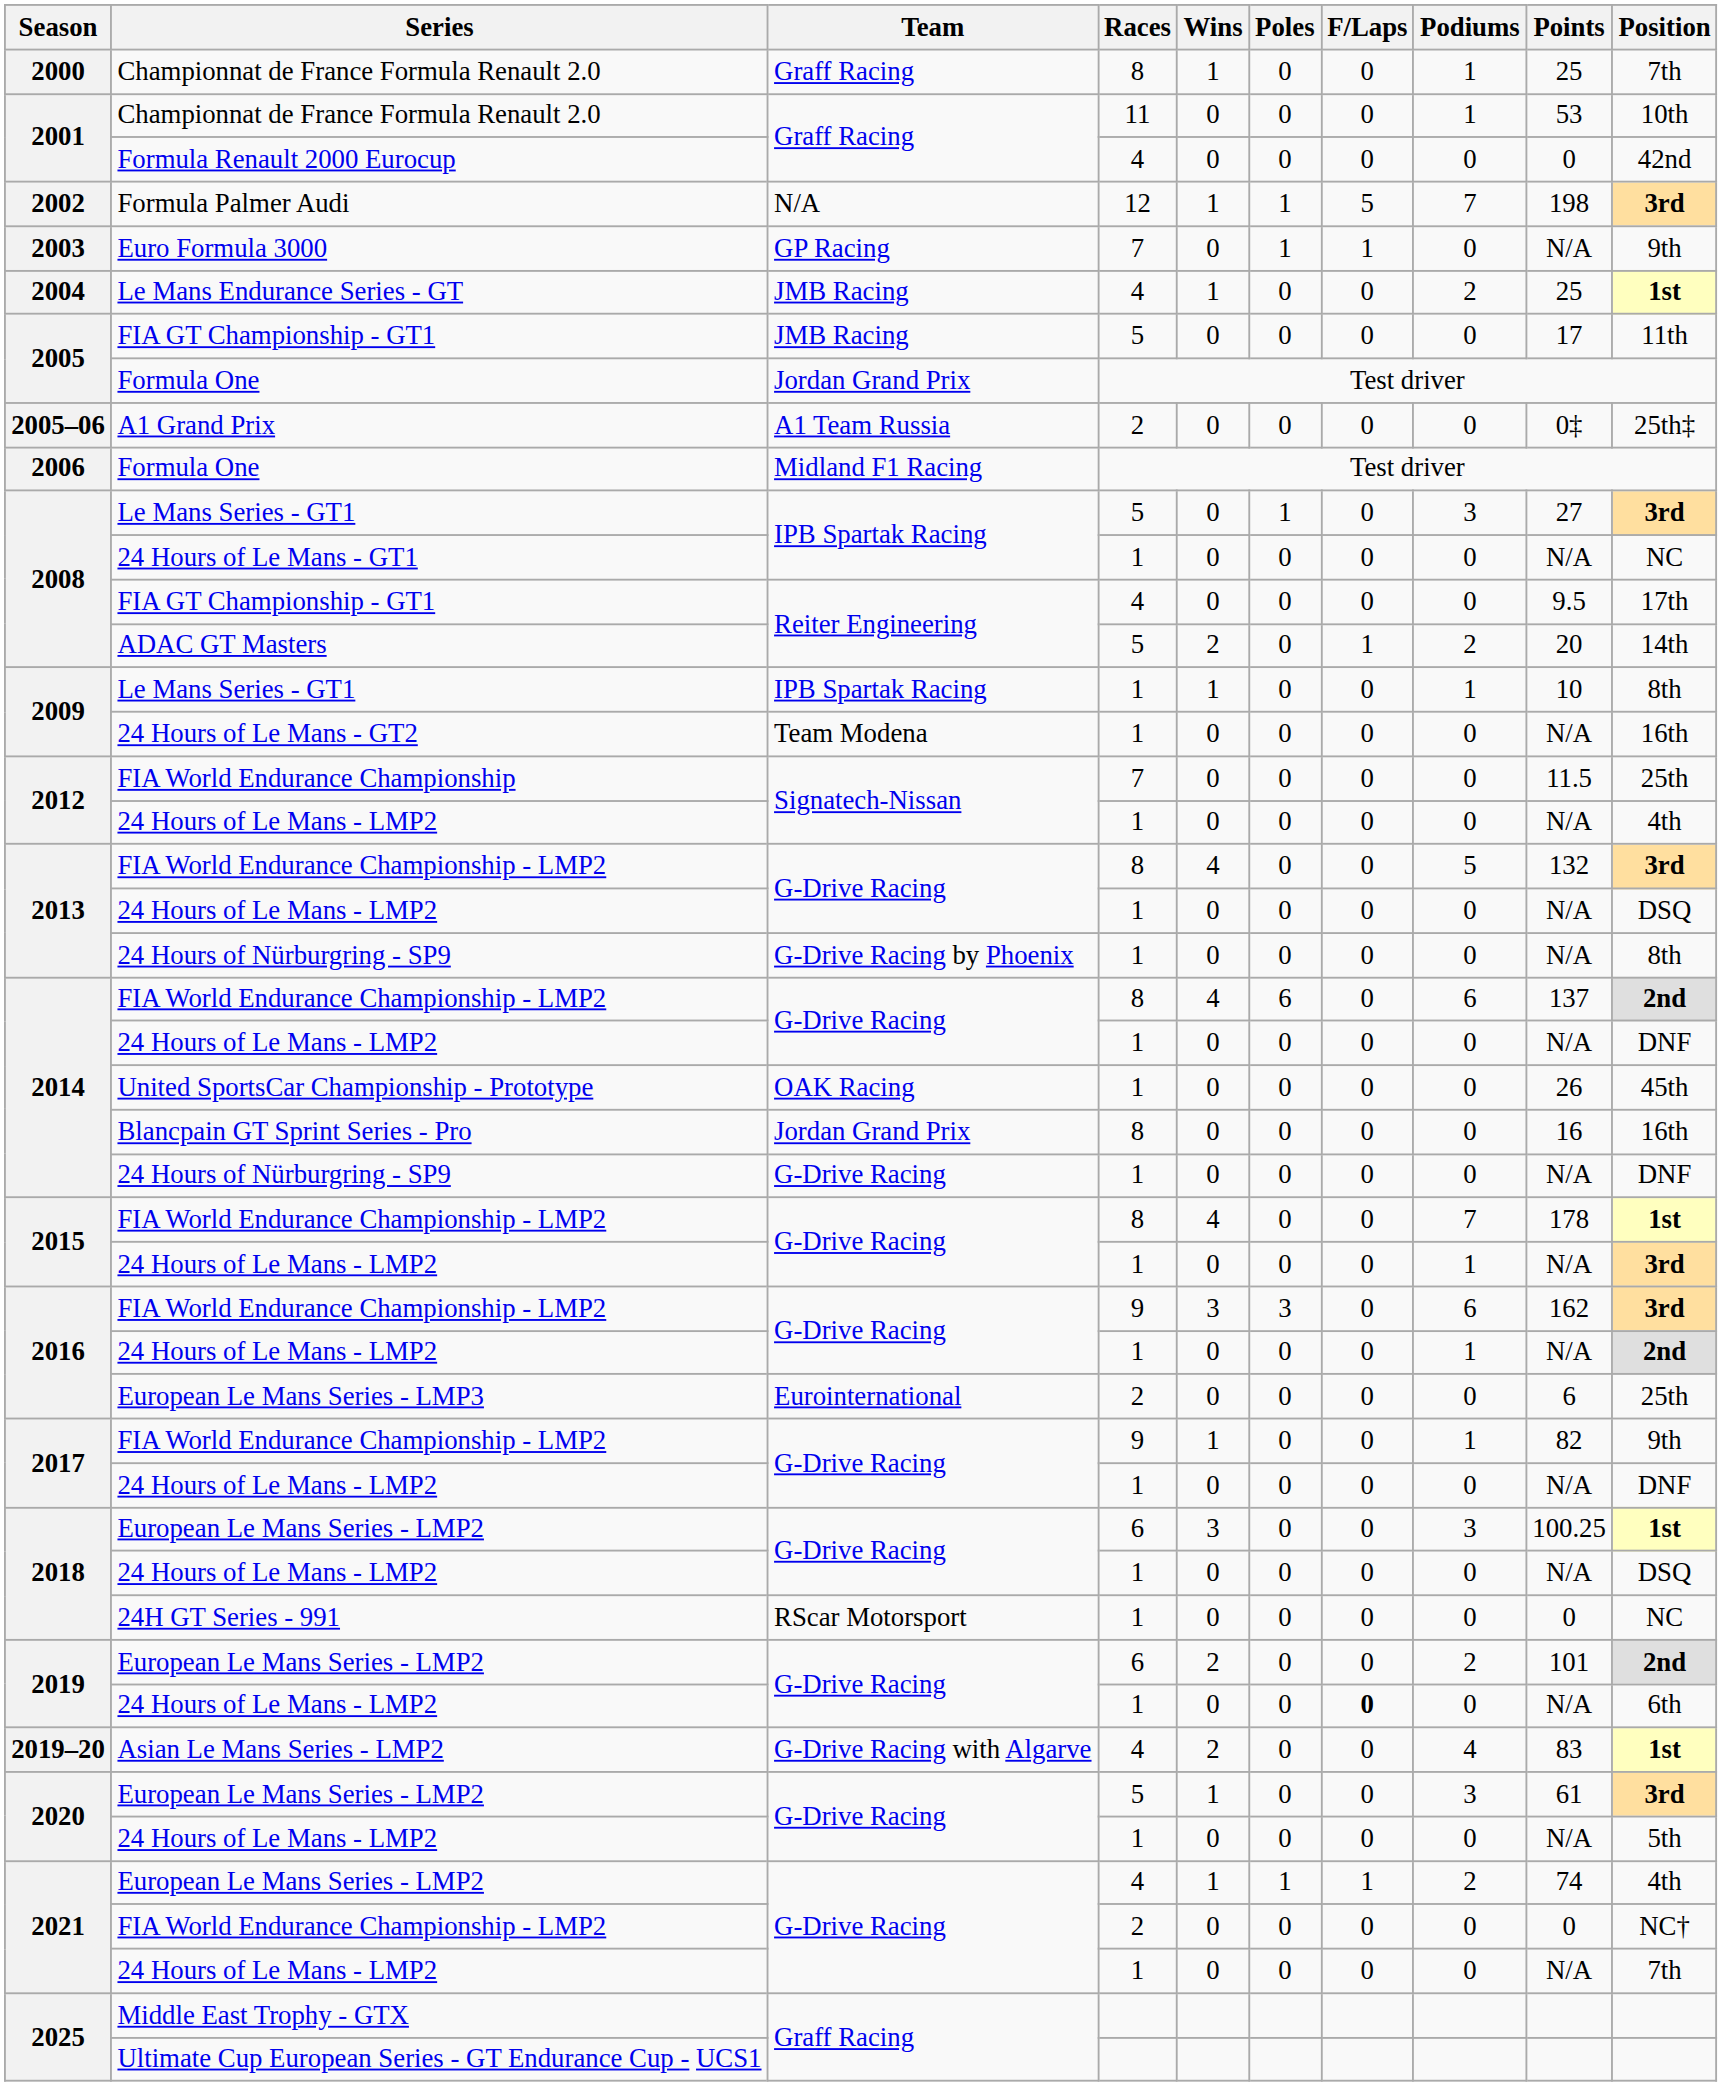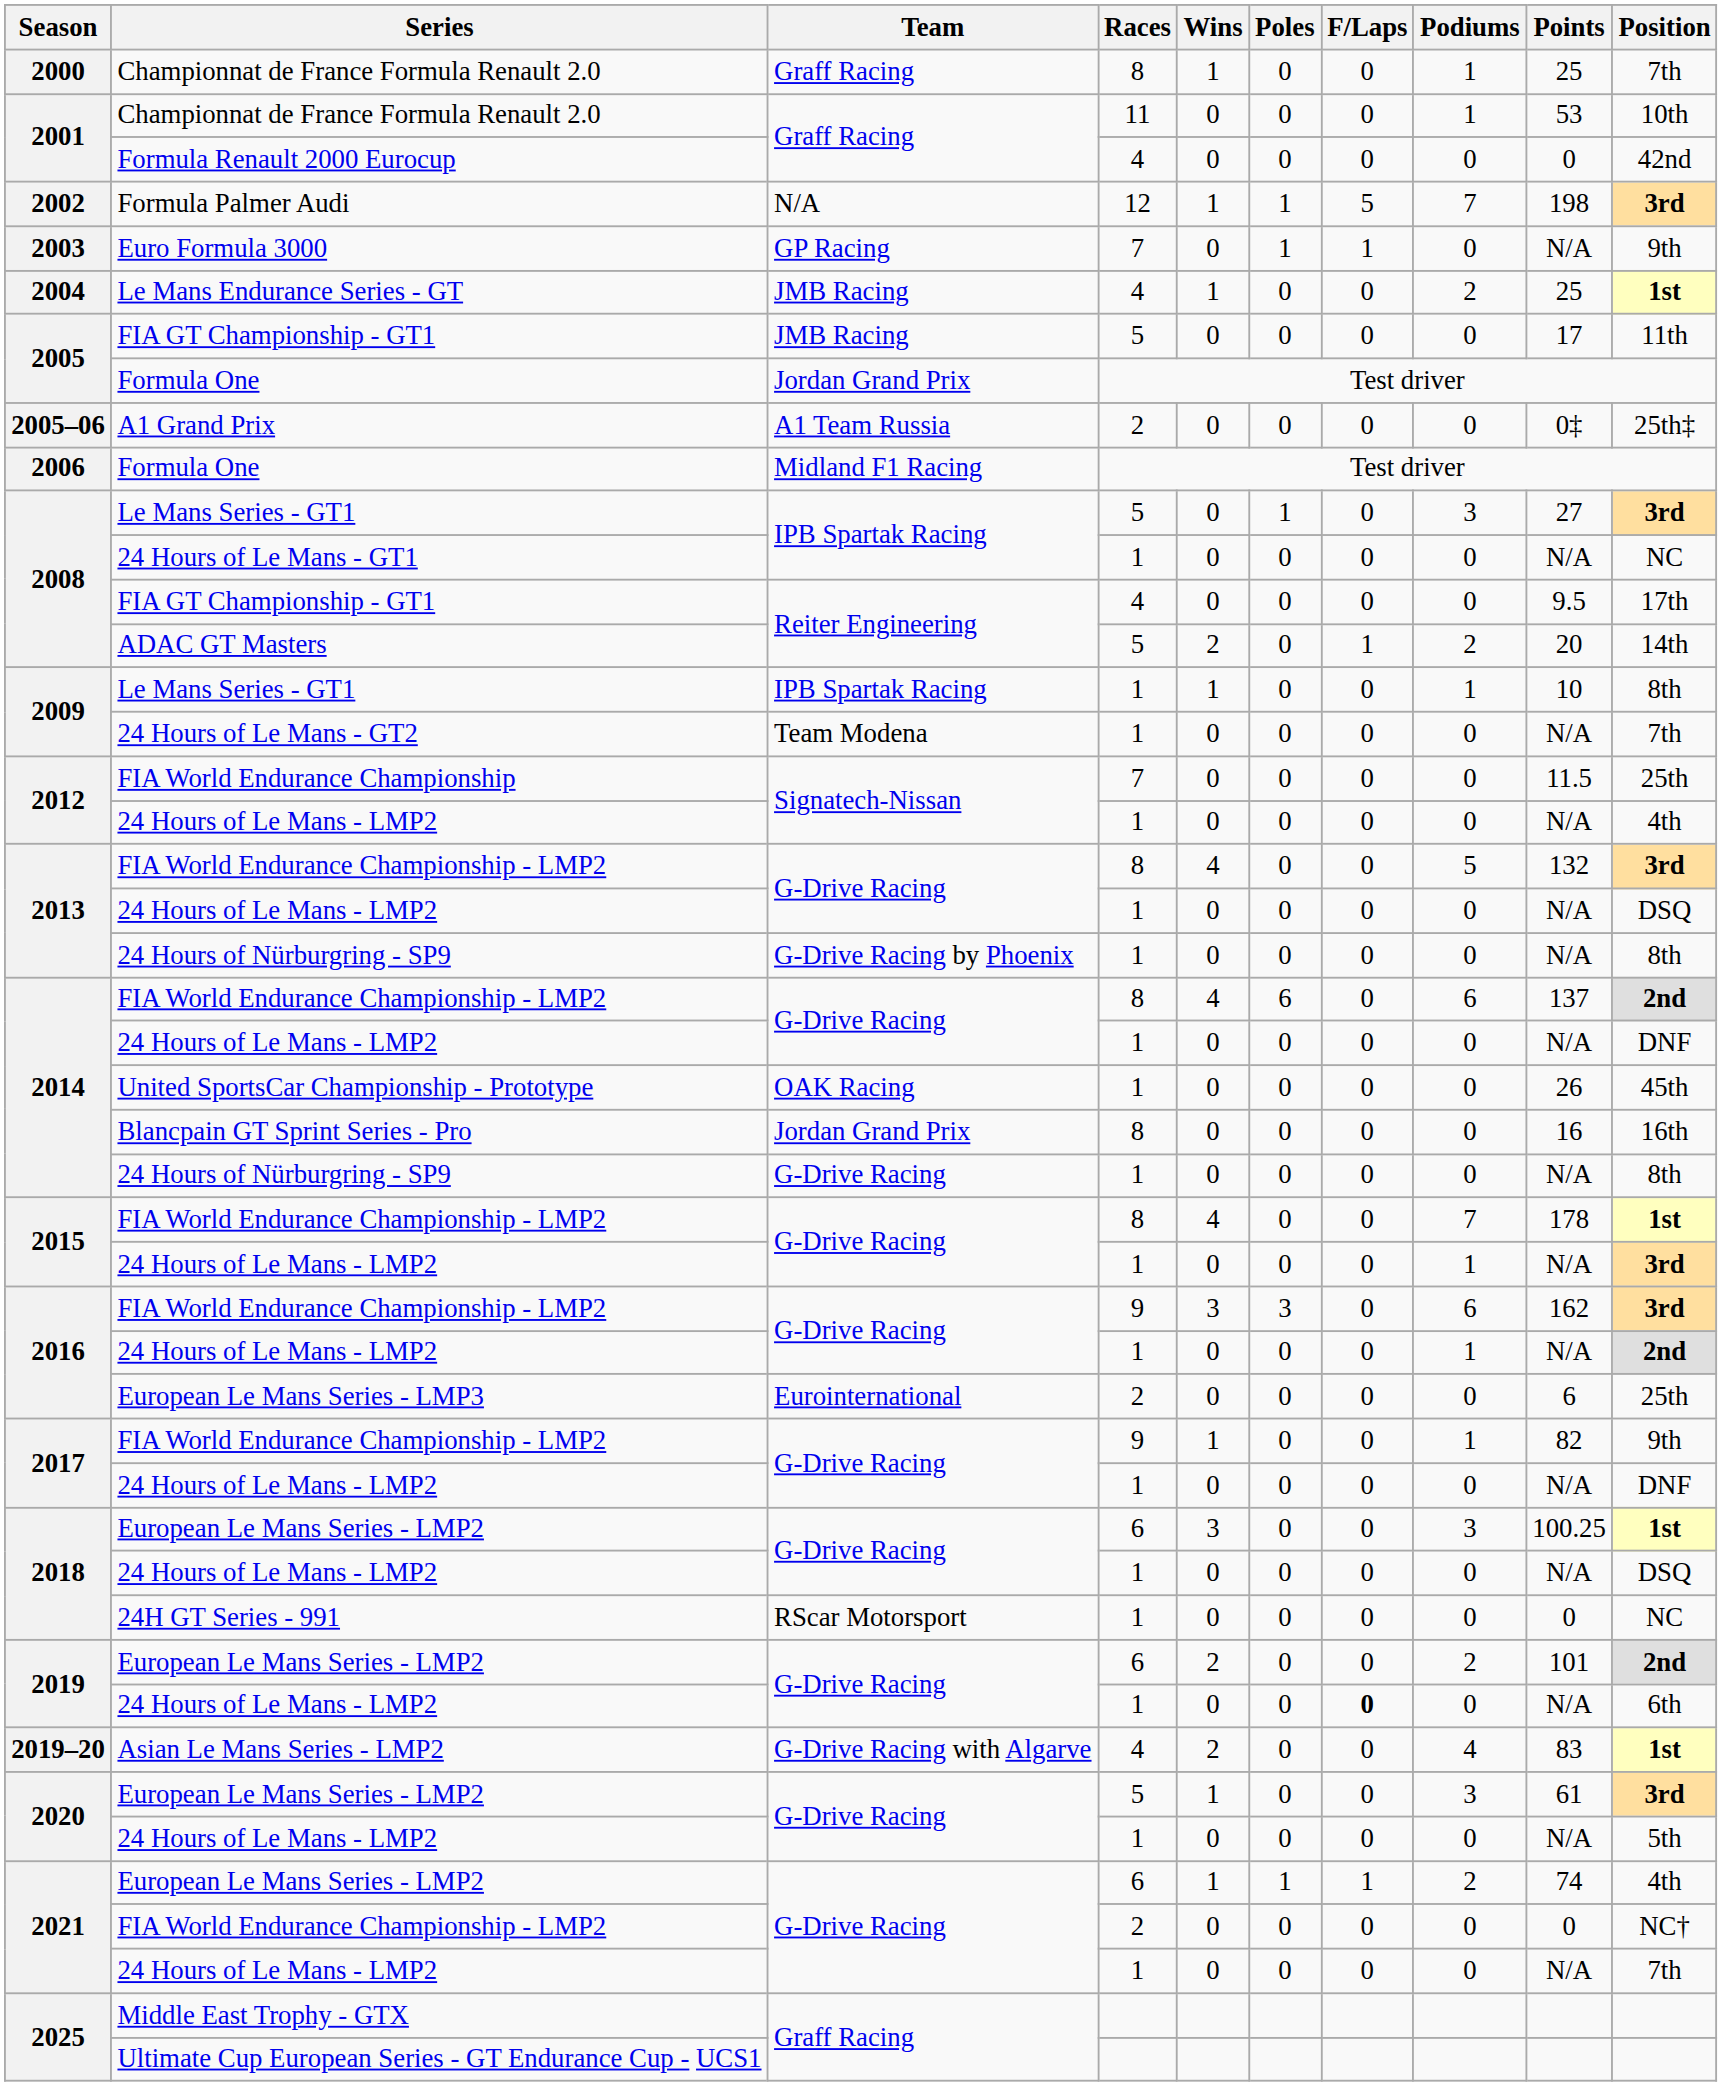(1665, 733) 16th -> (1665, 733) 7th
(1665, 1175) DNF -> (1665, 1175) 8th
(1138, 1882) 4 -> (1138, 1882) 6
